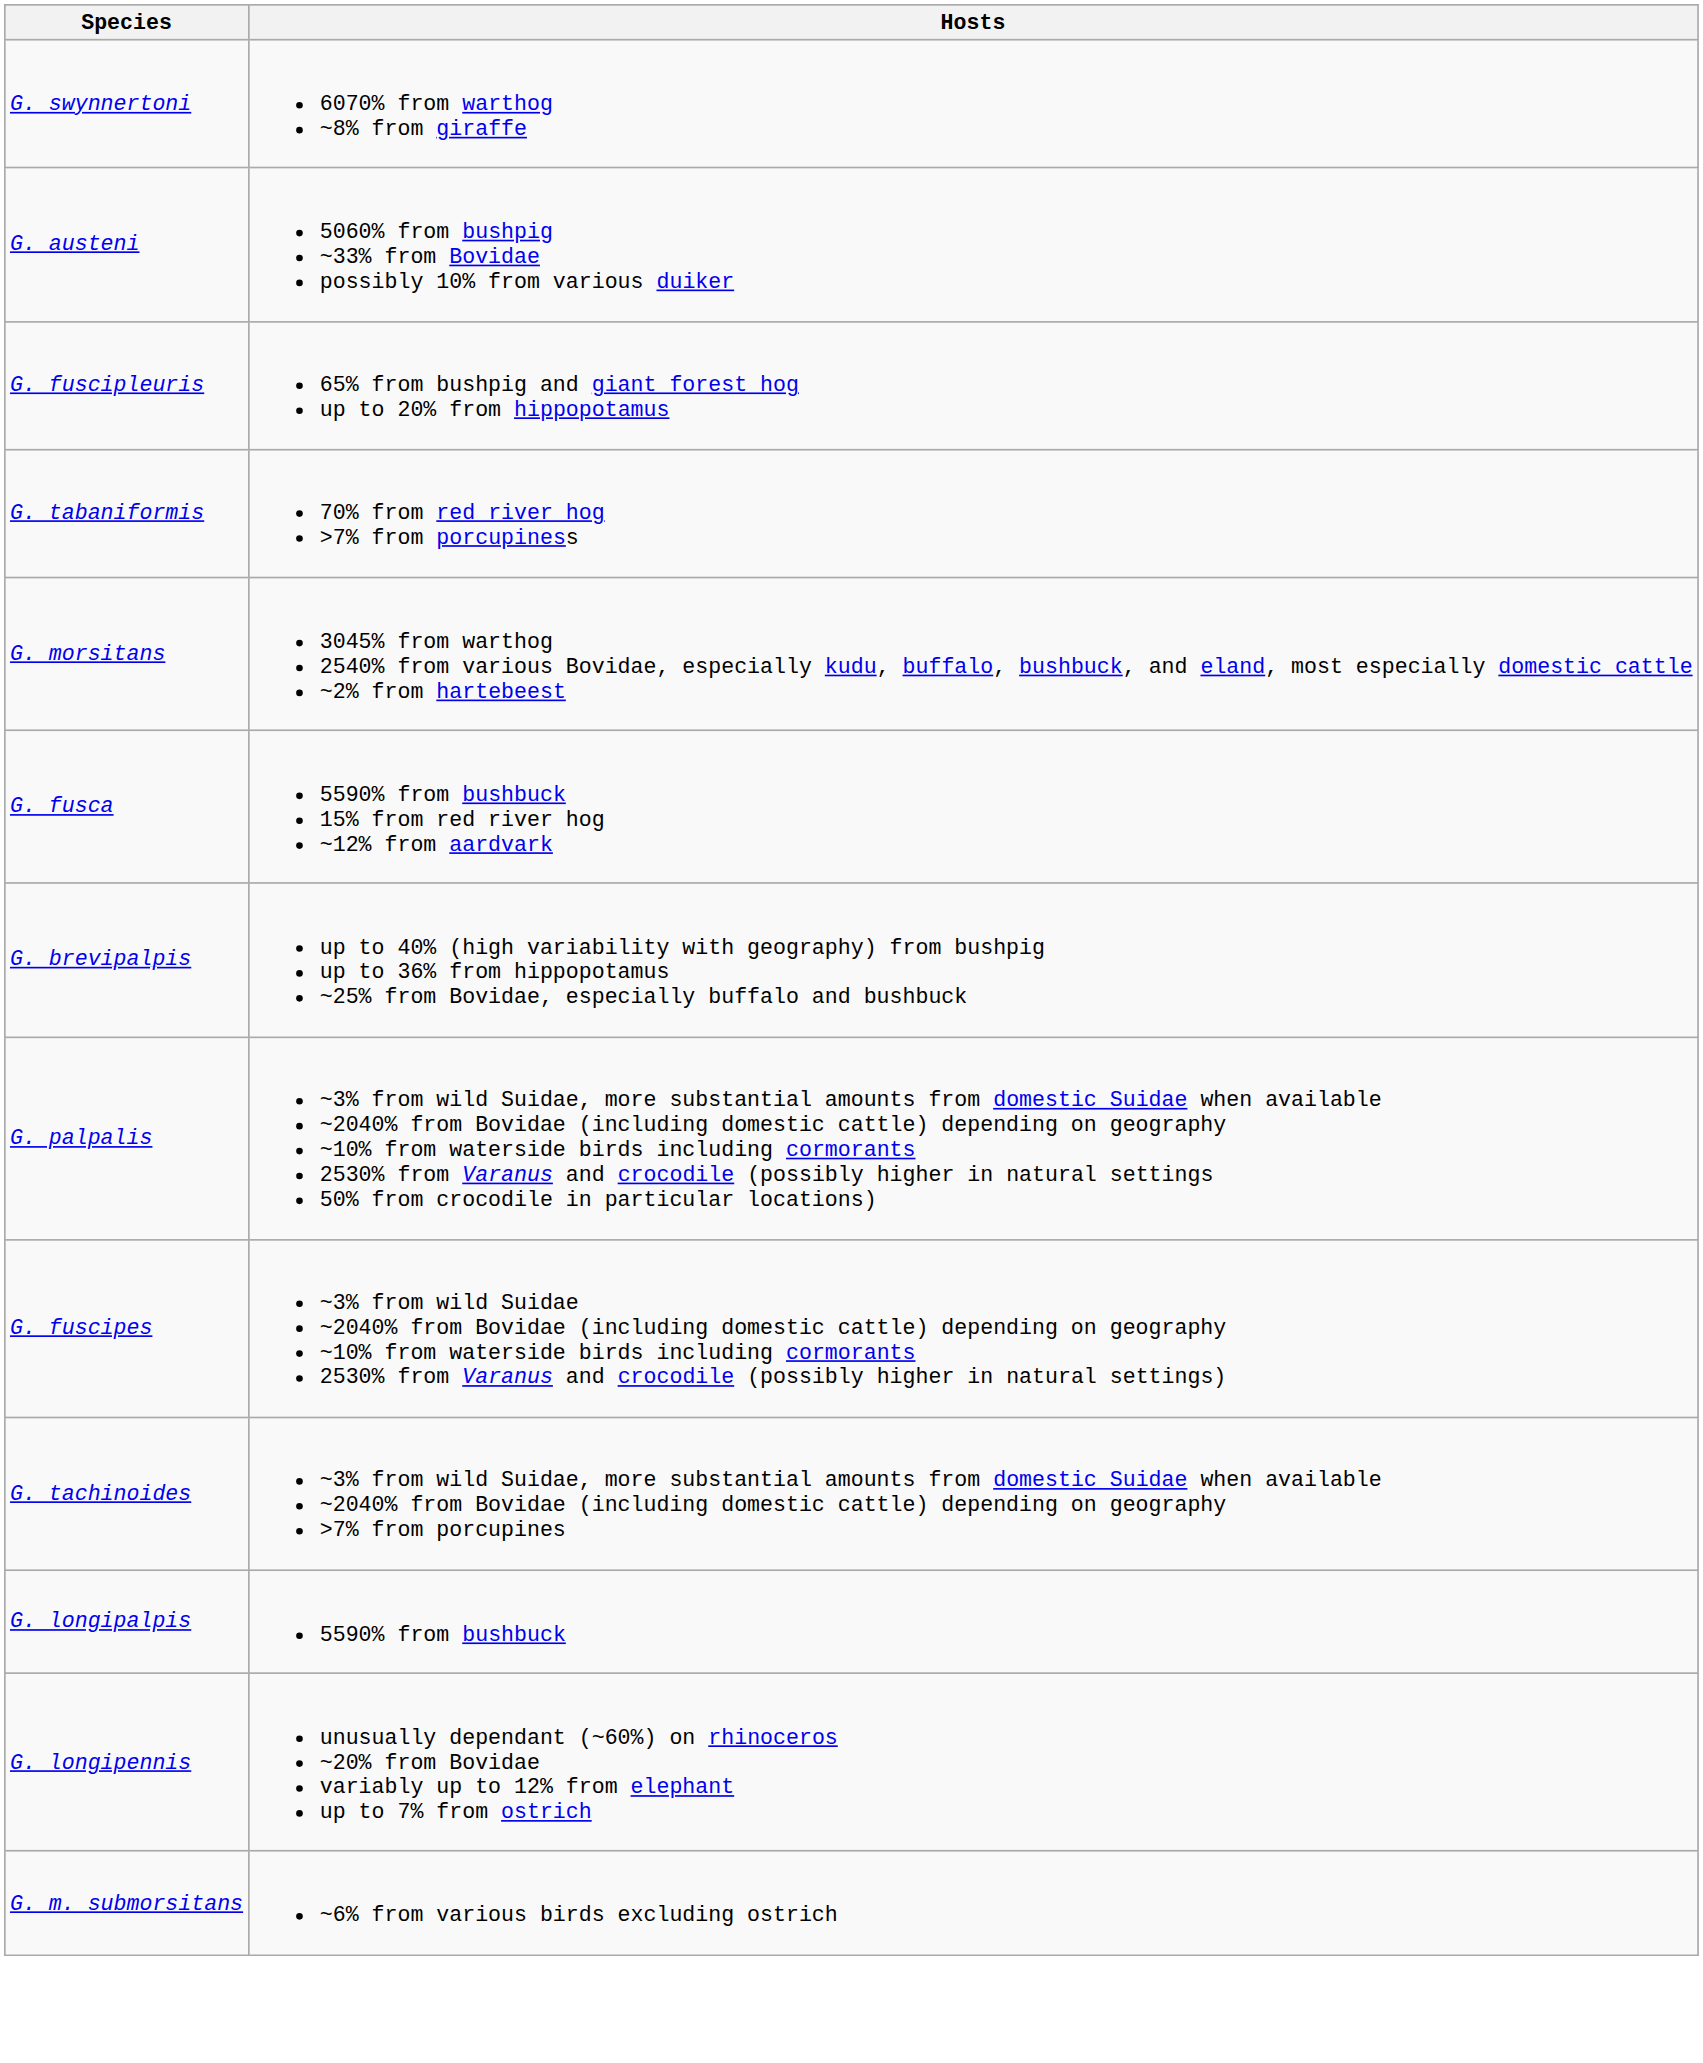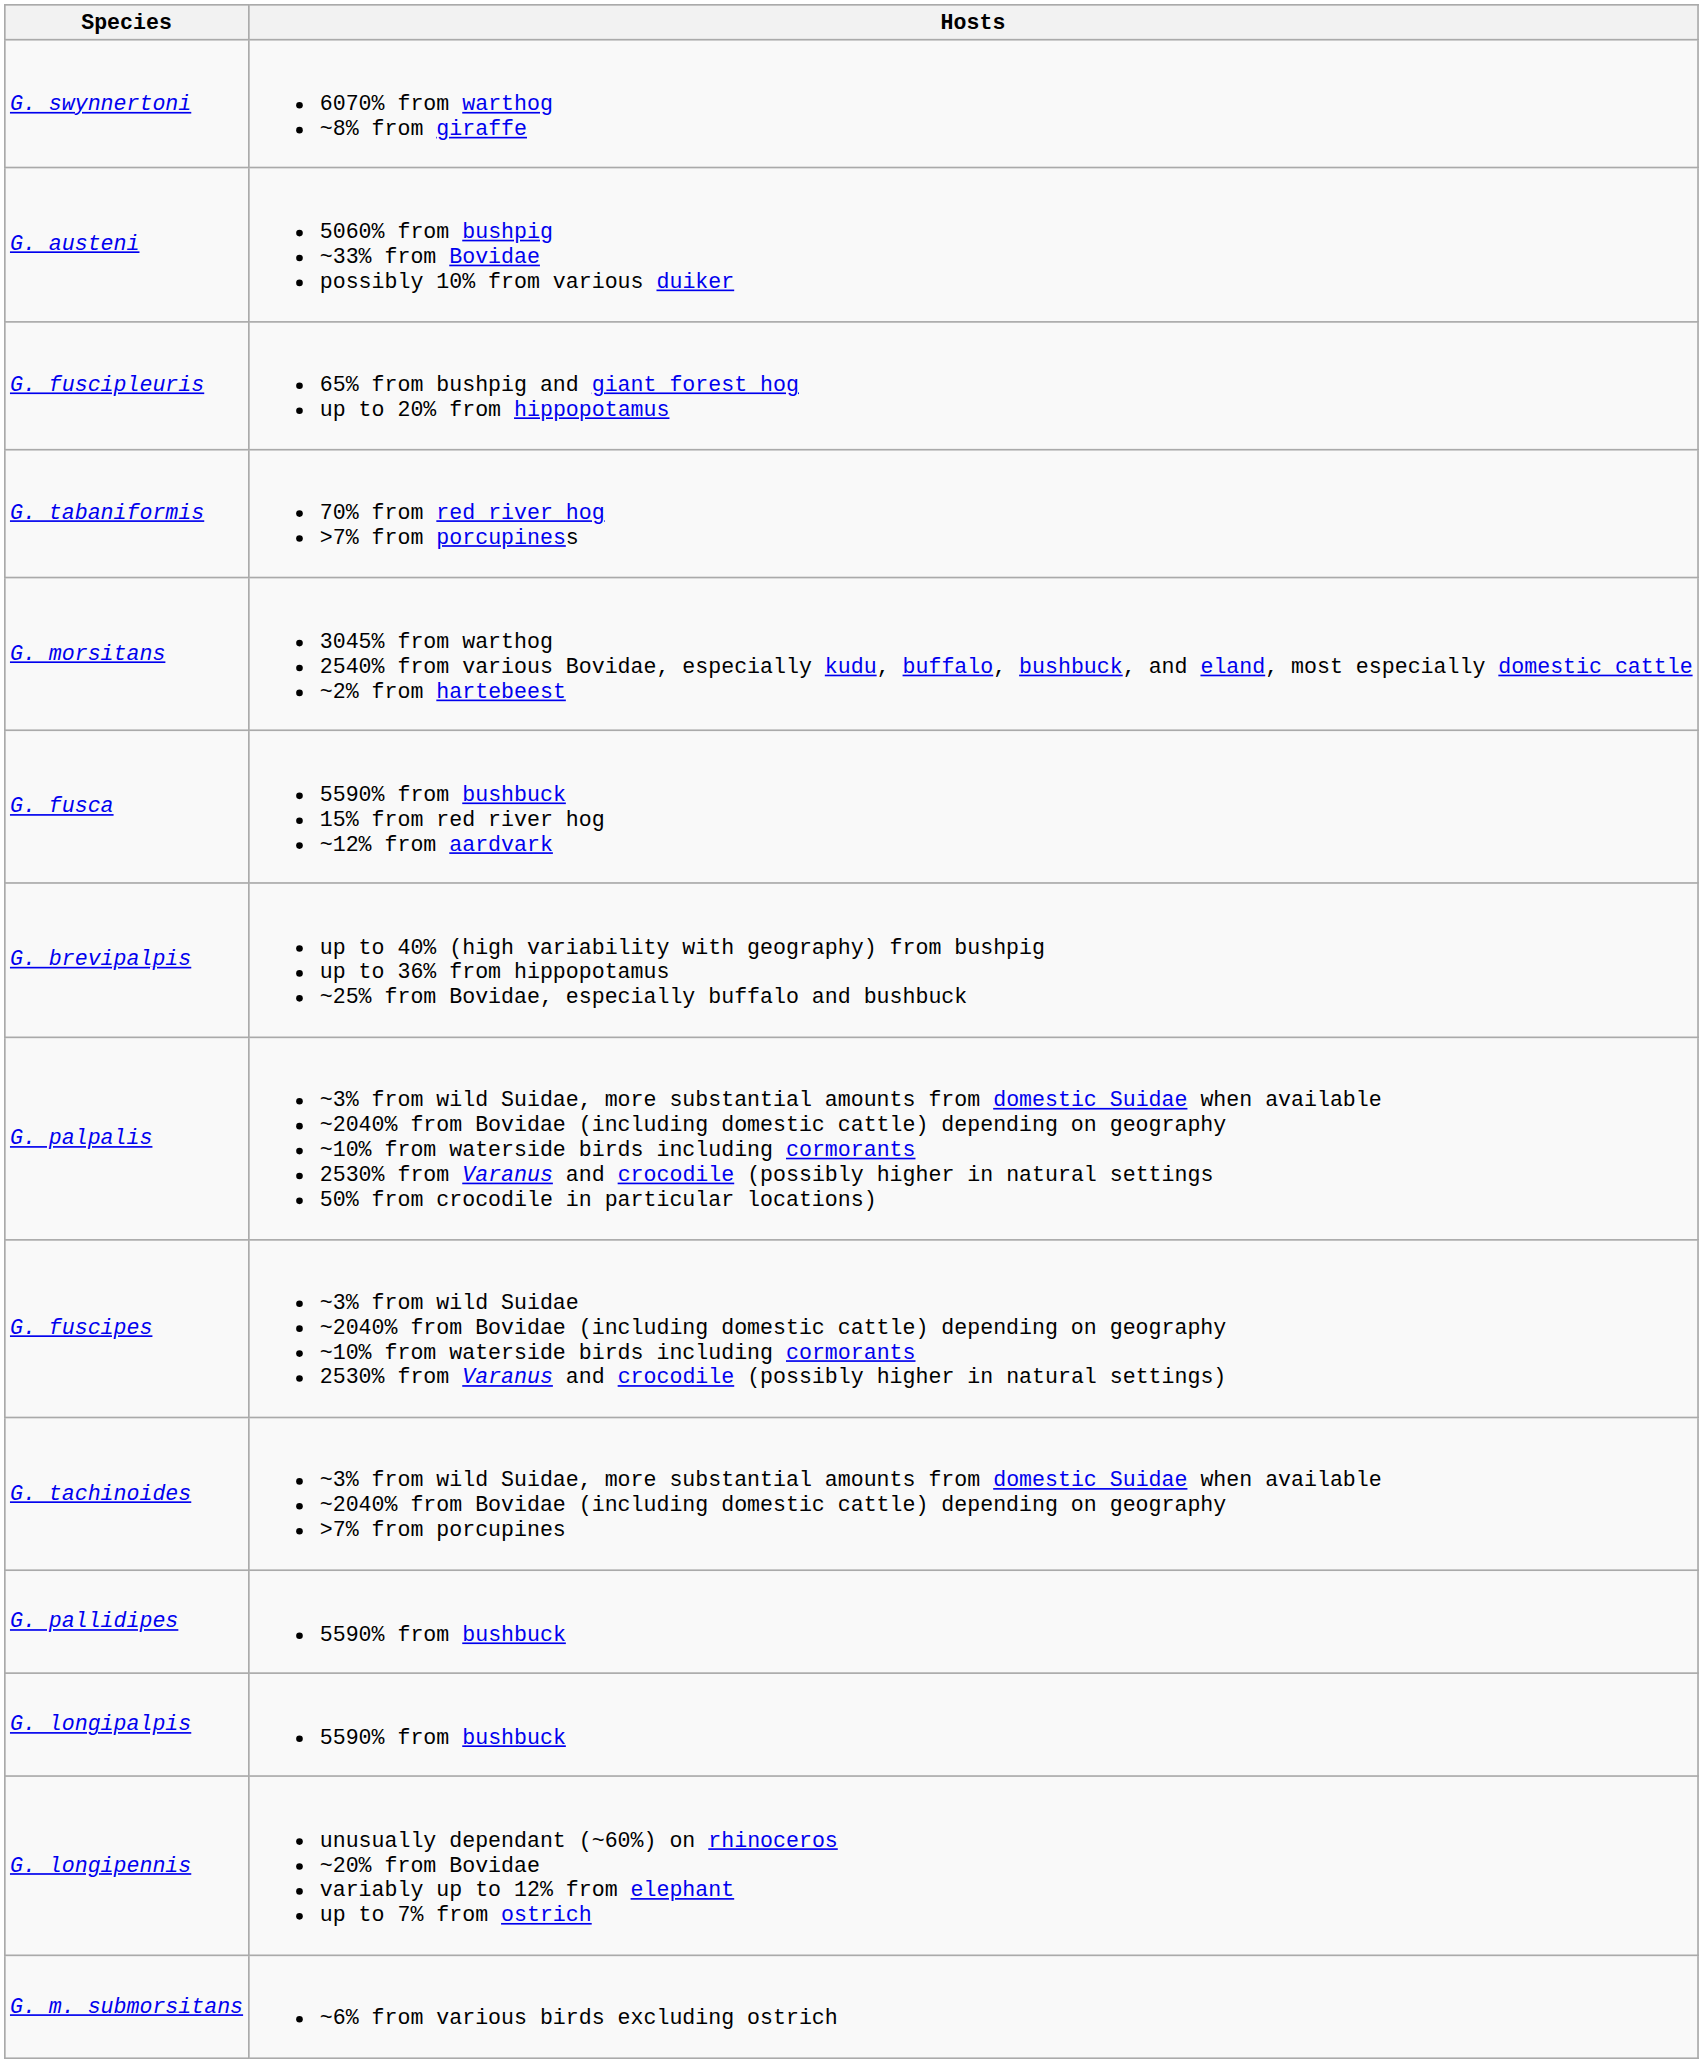+ row: (94, 1622)
